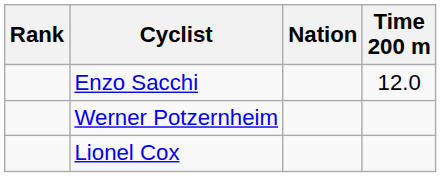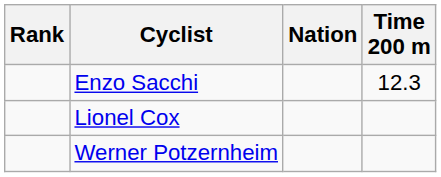(399, 82) 12.0 -> (399, 82) 12.3
rows swapped: (127, 152) <-> (176, 117)
